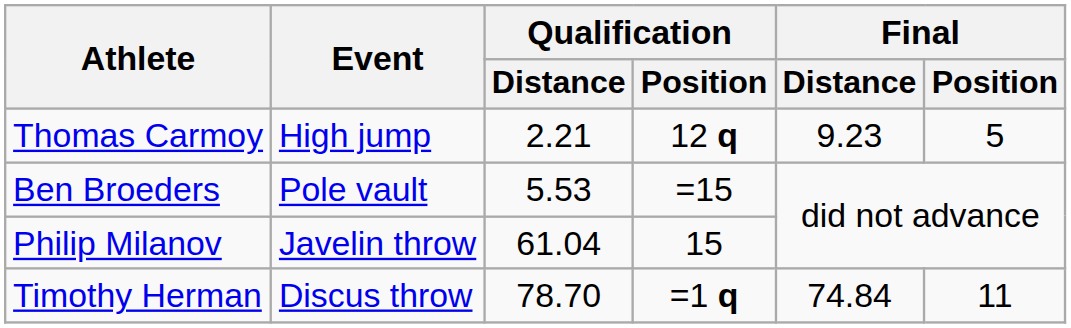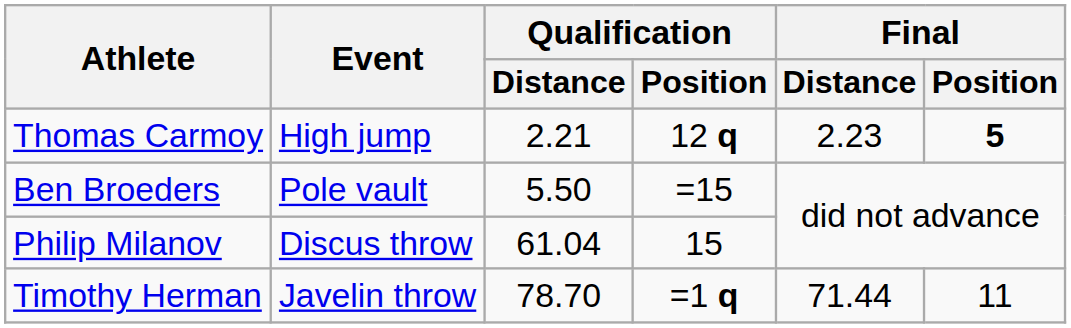(850, 136) 9.23 -> (850, 136) 2.23
(995, 136) normal -> (995, 136) bold
(559, 190) 5.53 -> (559, 190) 5.50
(378, 243) Javelin throw -> (376, 243) Discus throw
(376, 297) Discus throw -> (378, 297) Javelin throw
(850, 297) 74.84 -> (850, 297) 71.44
